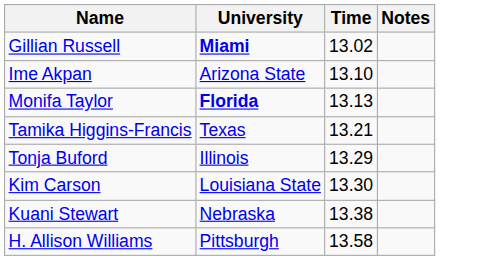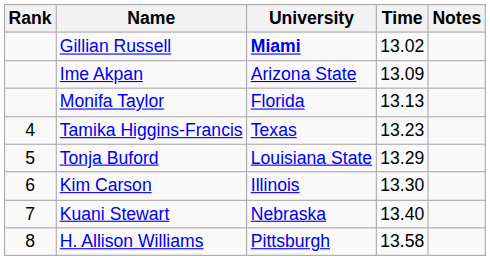+ column: (30, 18)
(351, 74) 13.10 -> (402, 74) 13.09
(229, 102) bold -> (278, 102) normal
(351, 130) 13.21 -> (402, 130) 13.23
(224, 158) Illinois -> (311, 158) Louisiana State
(260, 185) Louisiana State -> (275, 185) Illinois
(351, 213) 13.38 -> (402, 213) 13.40
